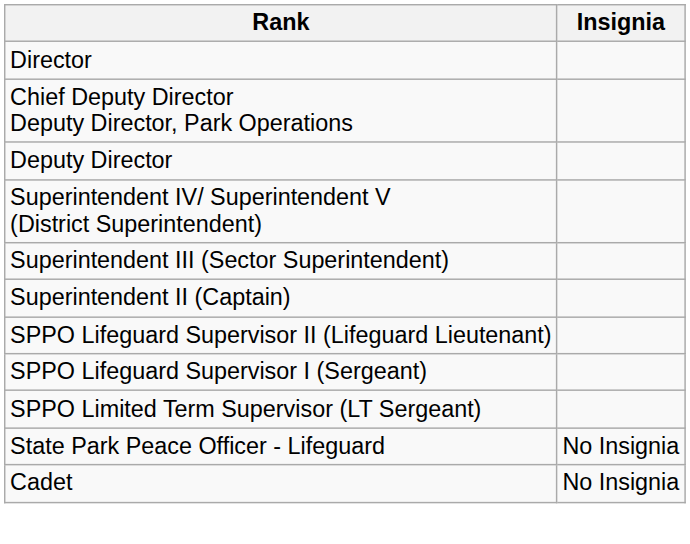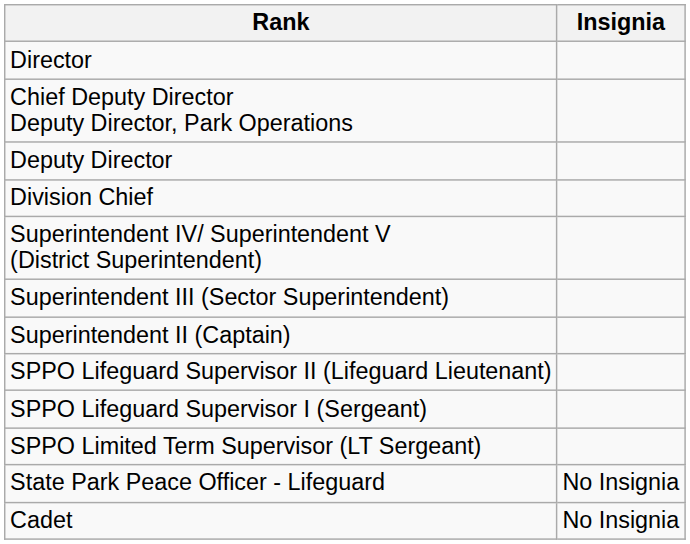+ row: (82, 197)
